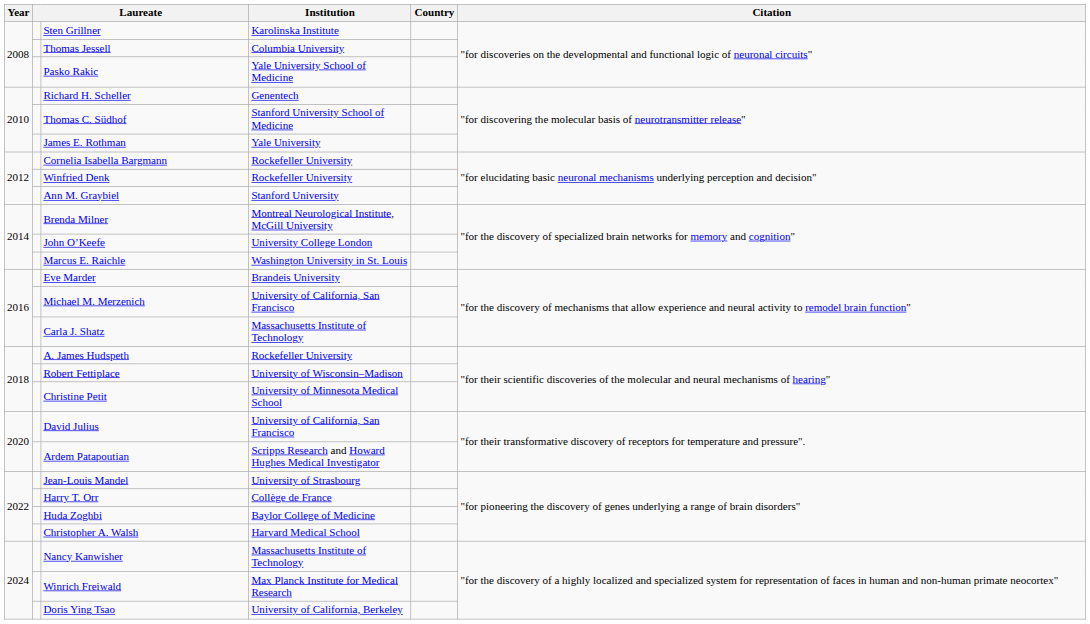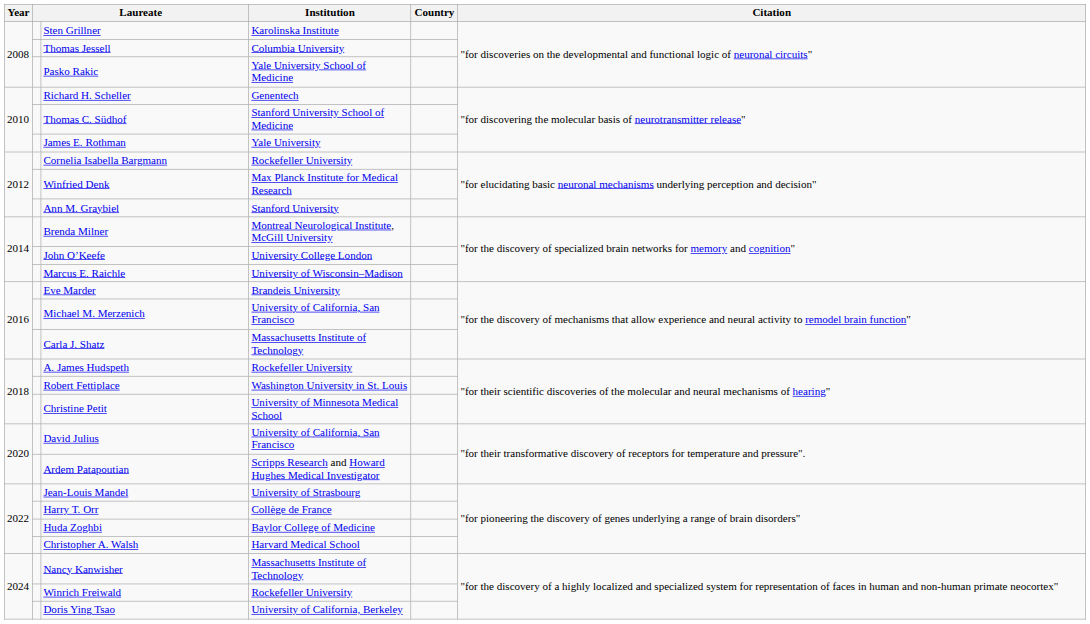(302, 178) Rockefeller University -> (325, 184) Max Planck Institute for Medical Research
(329, 260) Washington University in St. Louis -> (327, 273) University of Wisconsin–Madison
(327, 373) University of Wisconsin–Madison -> (329, 385) Washington University in St. Louis
(325, 586) Max Planck Institute for Medical Research -> (302, 592) Rockefeller University
